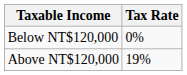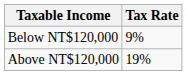(135, 37) 0% -> (135, 37) 9%
